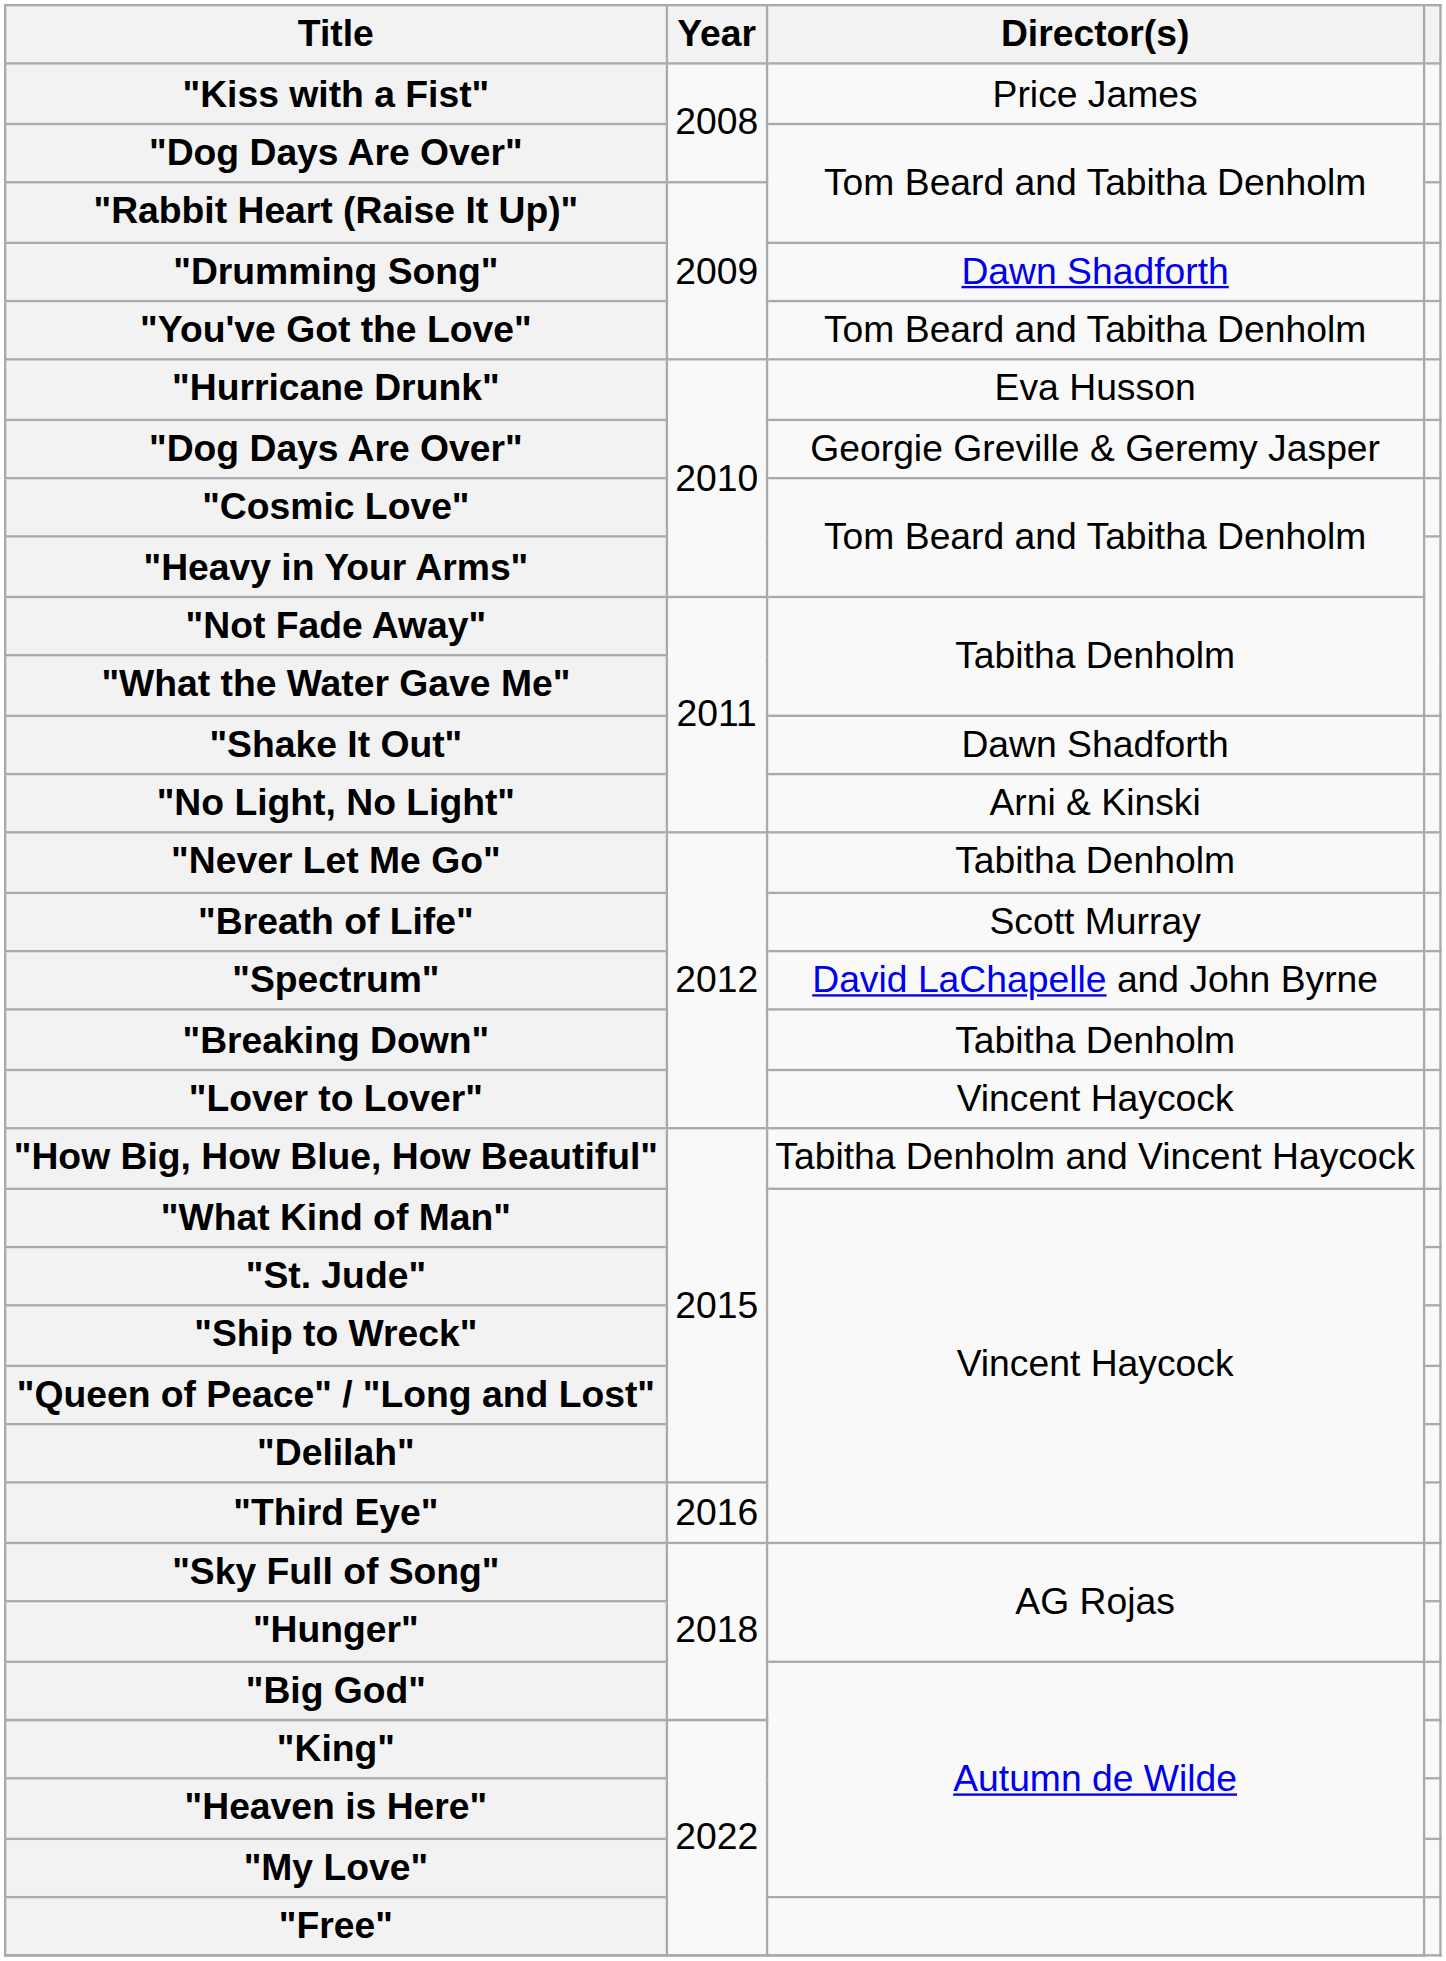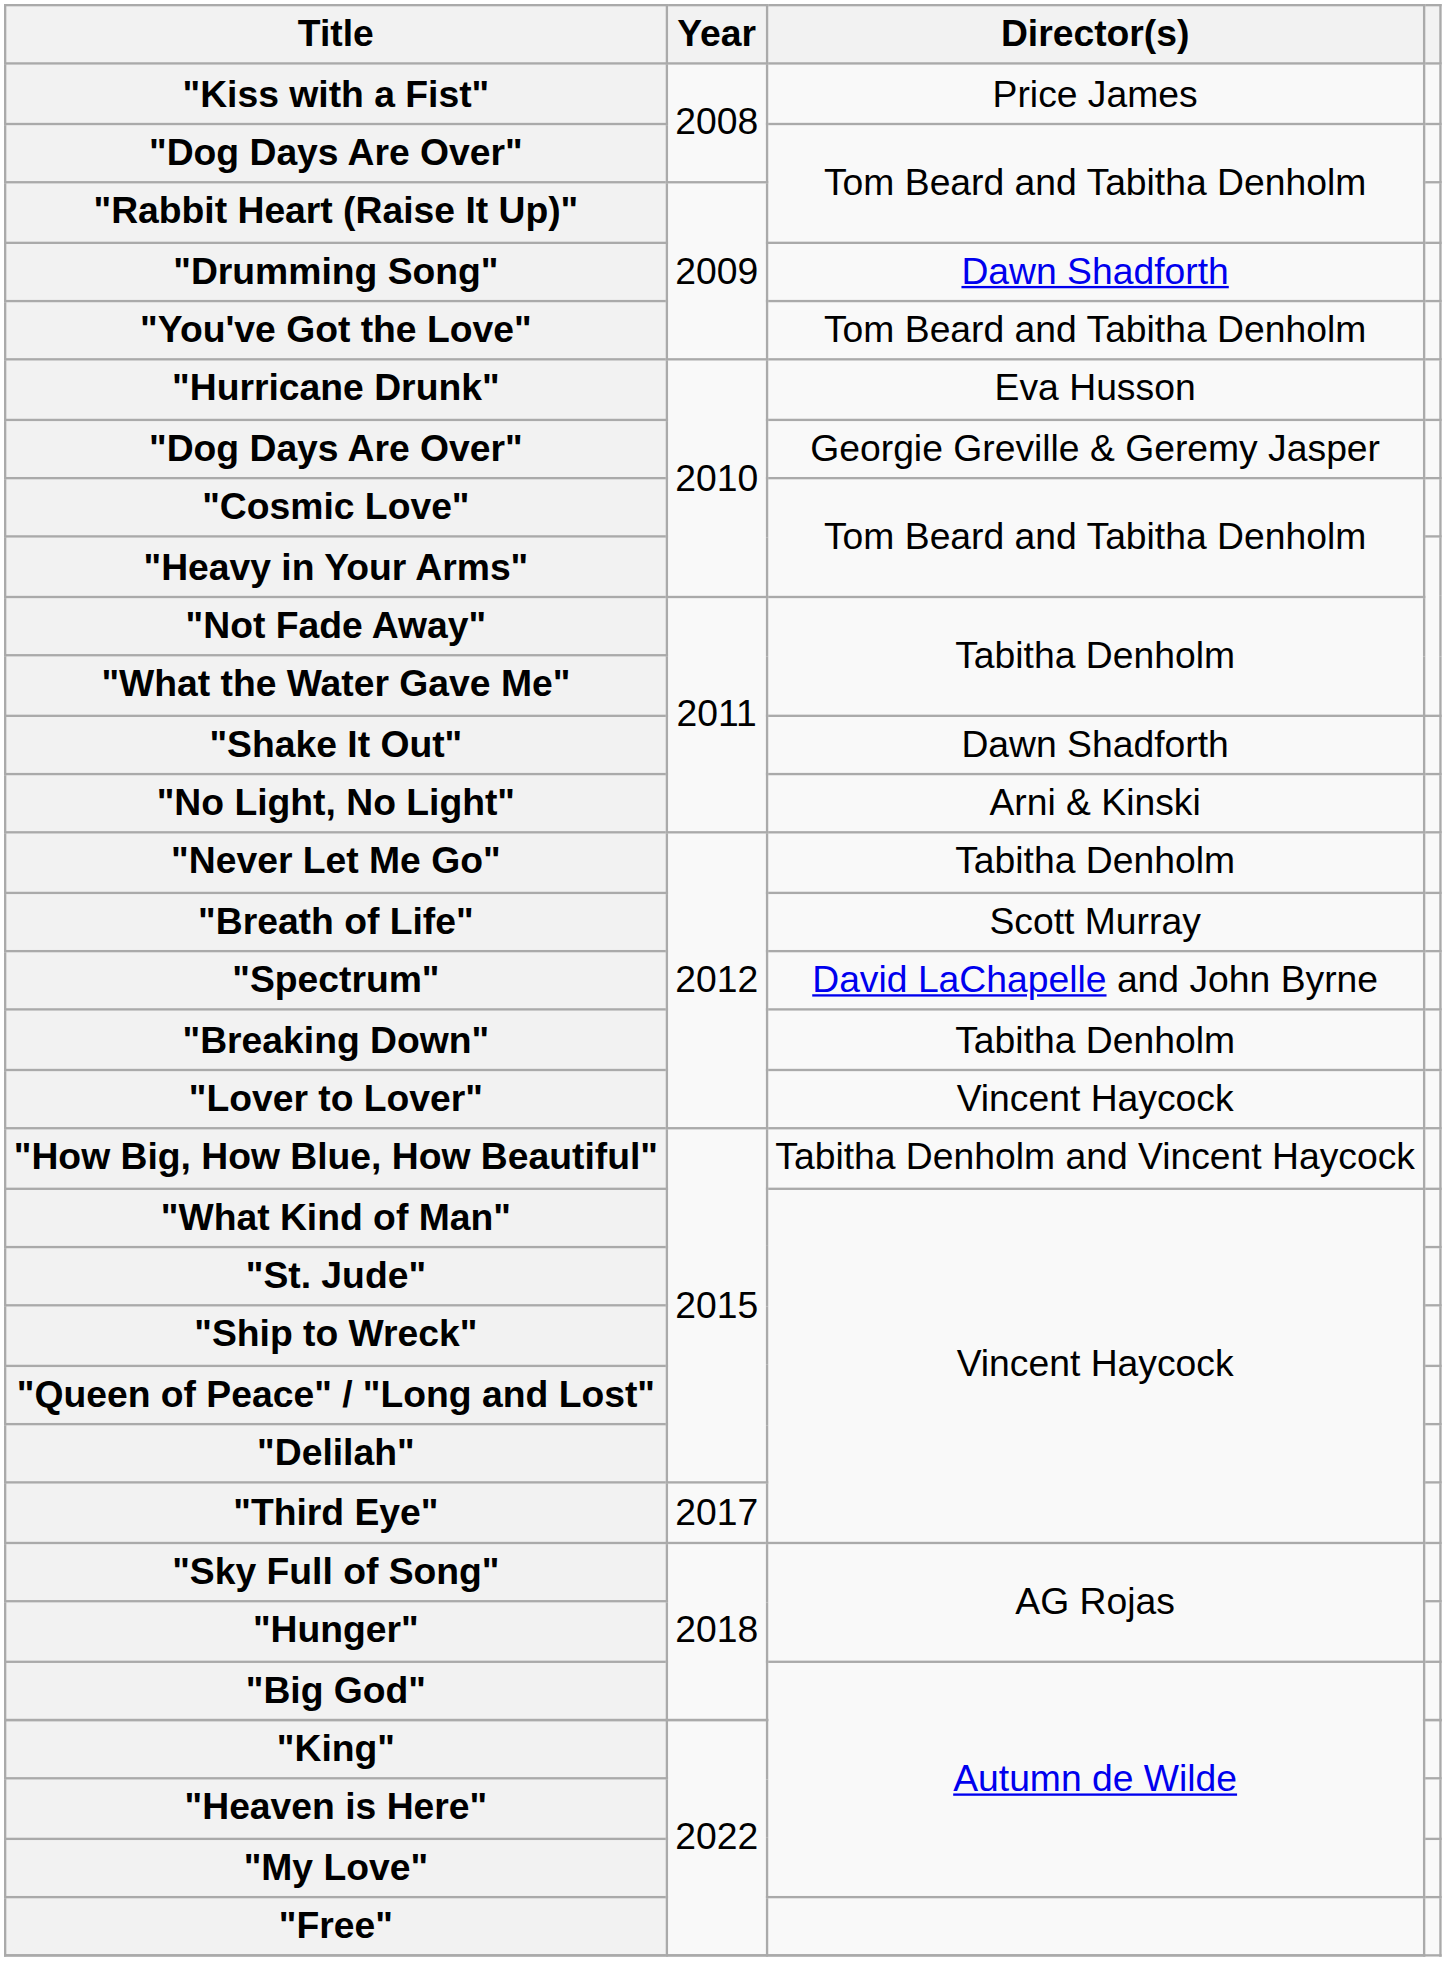(717, 1512) 2016 -> (717, 1512) 2017
